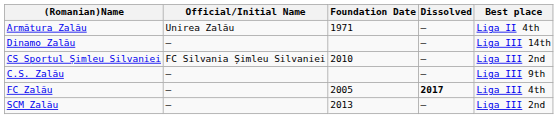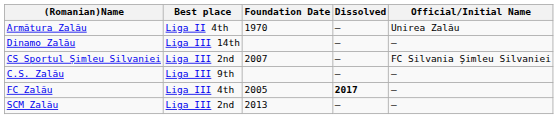columns swapped: (246, 12) <-> (514, 12)
(342, 28) 1971 -> (256, 28) 1970
(342, 59) 2010 -> (256, 59) 2007
